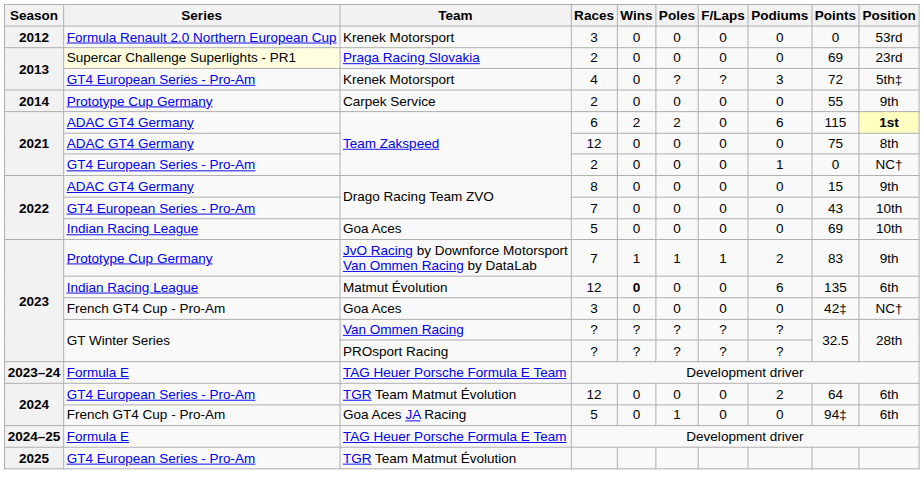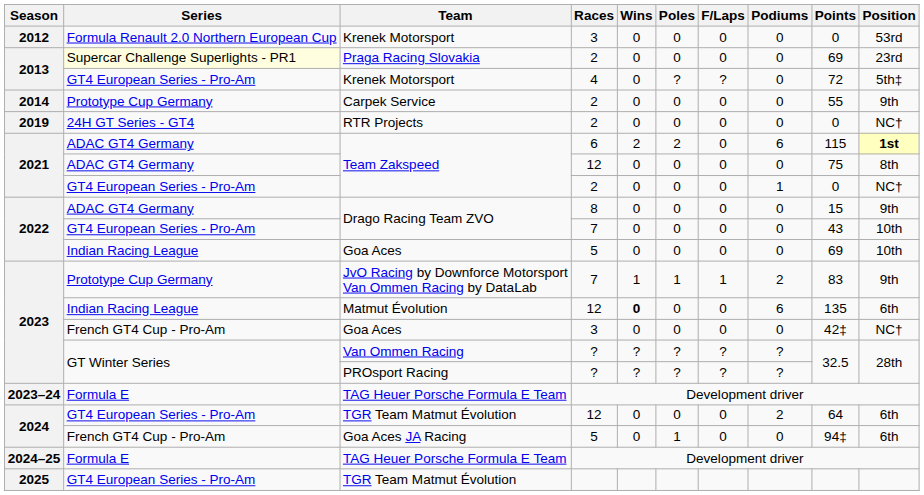(780, 80) 3 -> (780, 80) 0
+ row: (383, 122)
